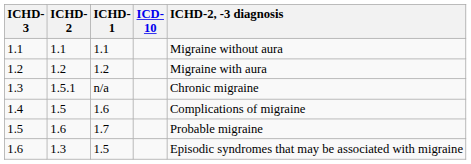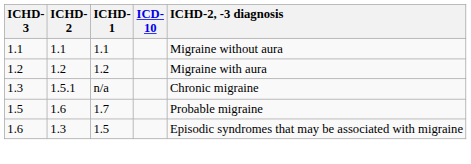- row: (15, 108)
